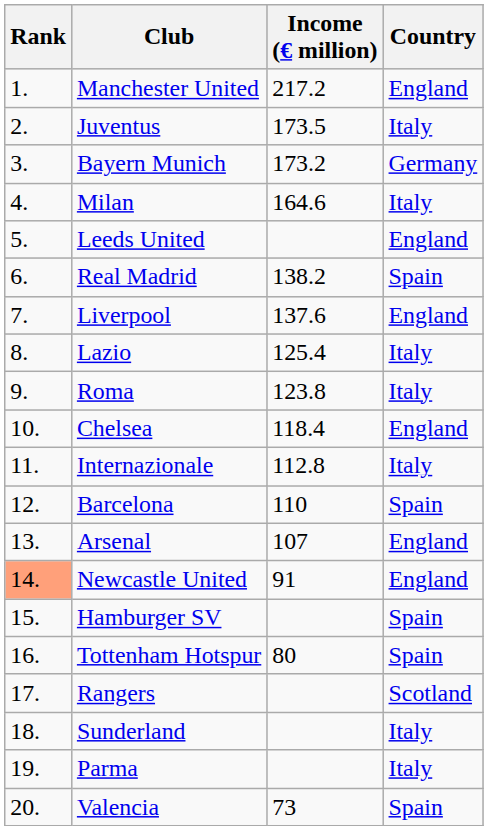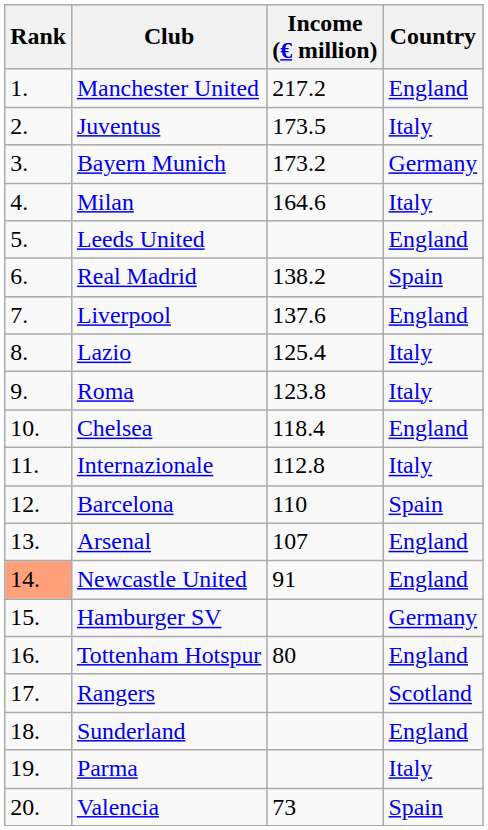(416, 617) Spain -> (433, 617) Germany
(416, 655) Spain -> (428, 655) England
(410, 730) Italy -> (428, 730) England
